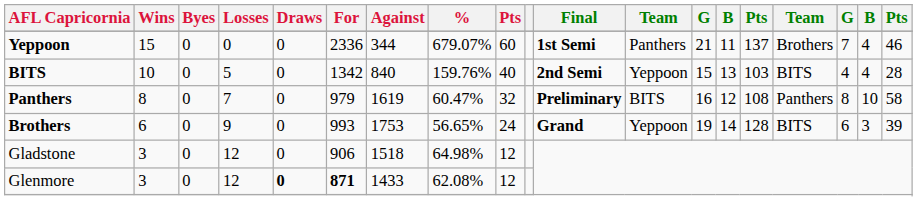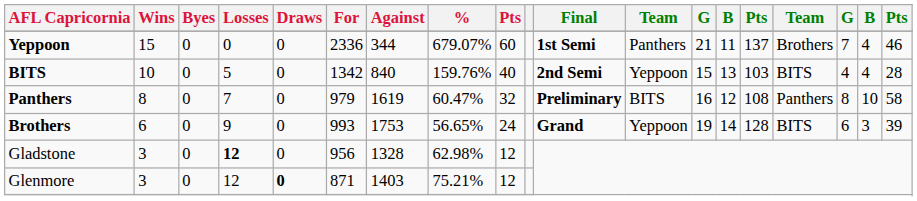(231, 153) normal -> (231, 153) bold
(342, 153) 906 -> (342, 153) 956
(387, 153) 1518 -> (387, 153) 1328
(458, 153) 64.98% -> (458, 153) 62.98%
(342, 180) bold -> (342, 180) normal
(387, 180) 1433 -> (387, 180) 1403
(458, 180) 62.08% -> (458, 180) 75.21%
